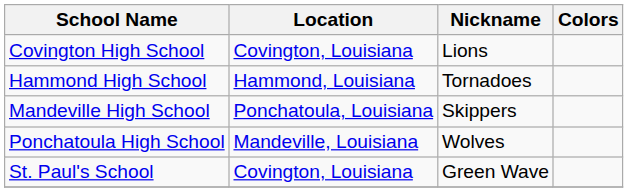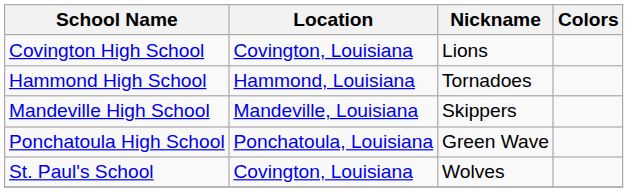(333, 111) Ponchatoula, Louisiana -> (326, 111) Mandeville, Louisiana
(326, 141) Mandeville, Louisiana -> (333, 141) Ponchatoula, Louisiana
(473, 141) Wolves -> (496, 141) Green Wave
(496, 171) Green Wave -> (473, 171) Wolves
